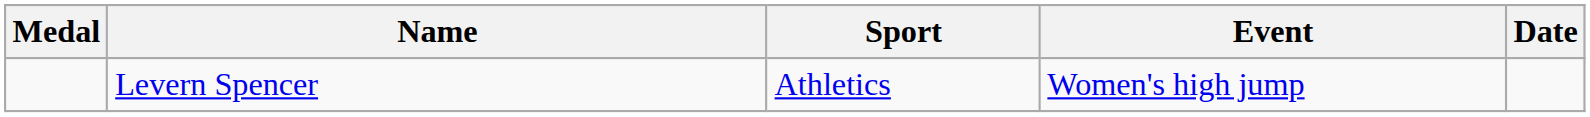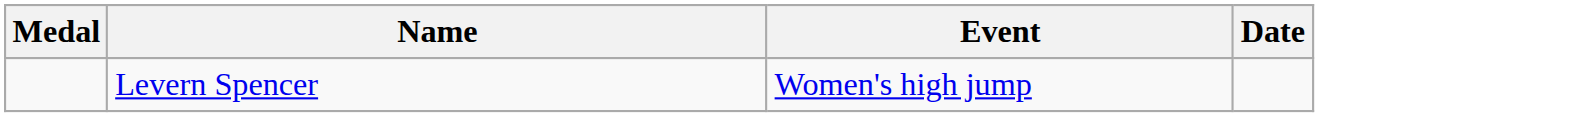- column: (903, 31)
